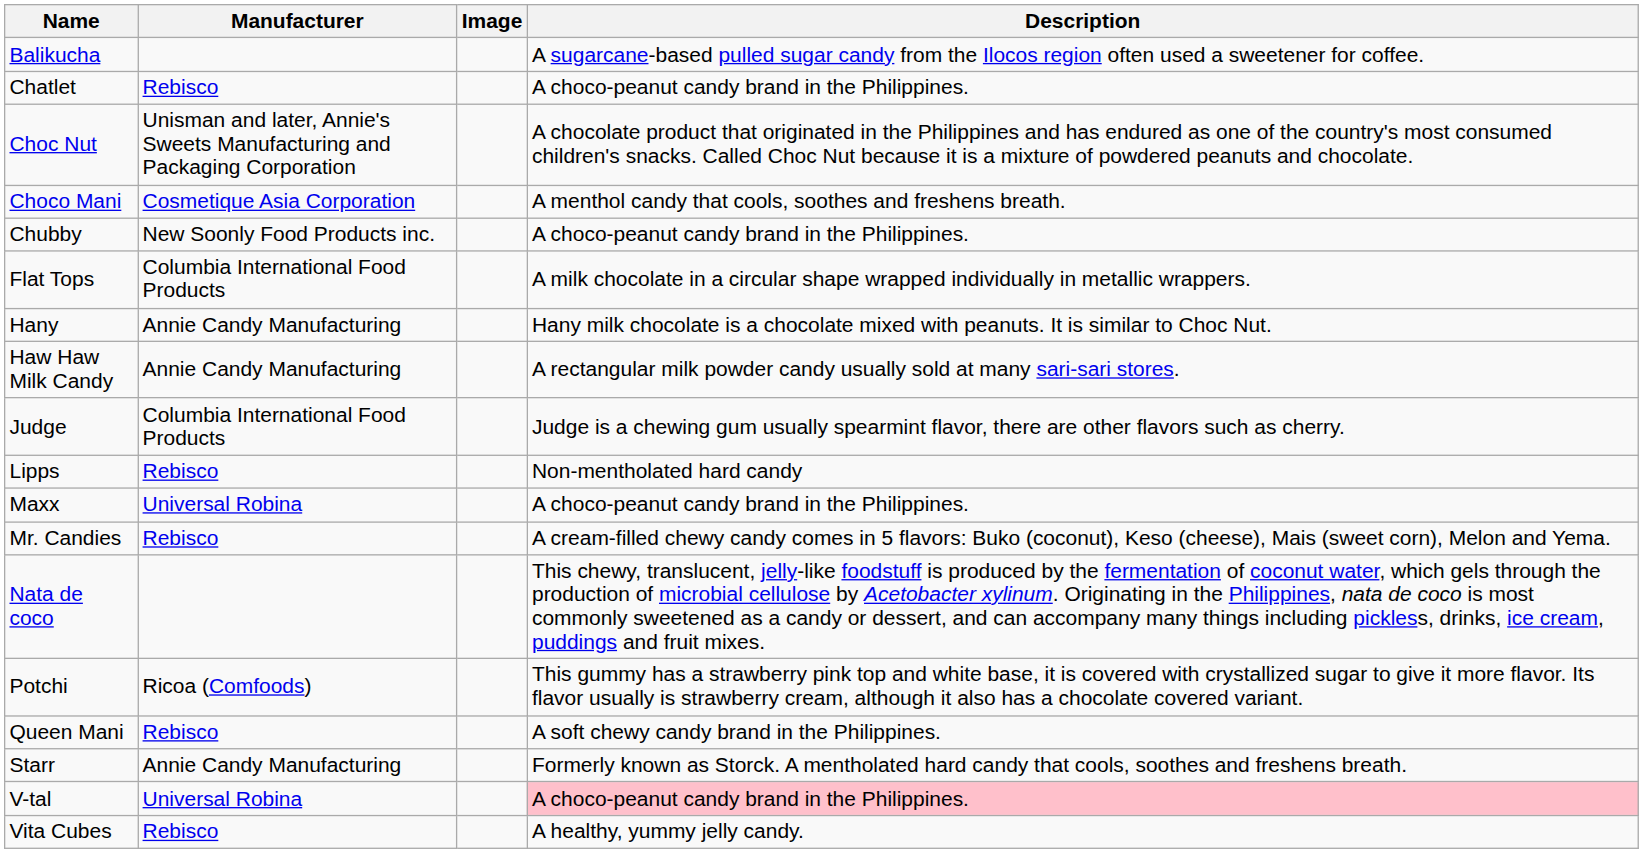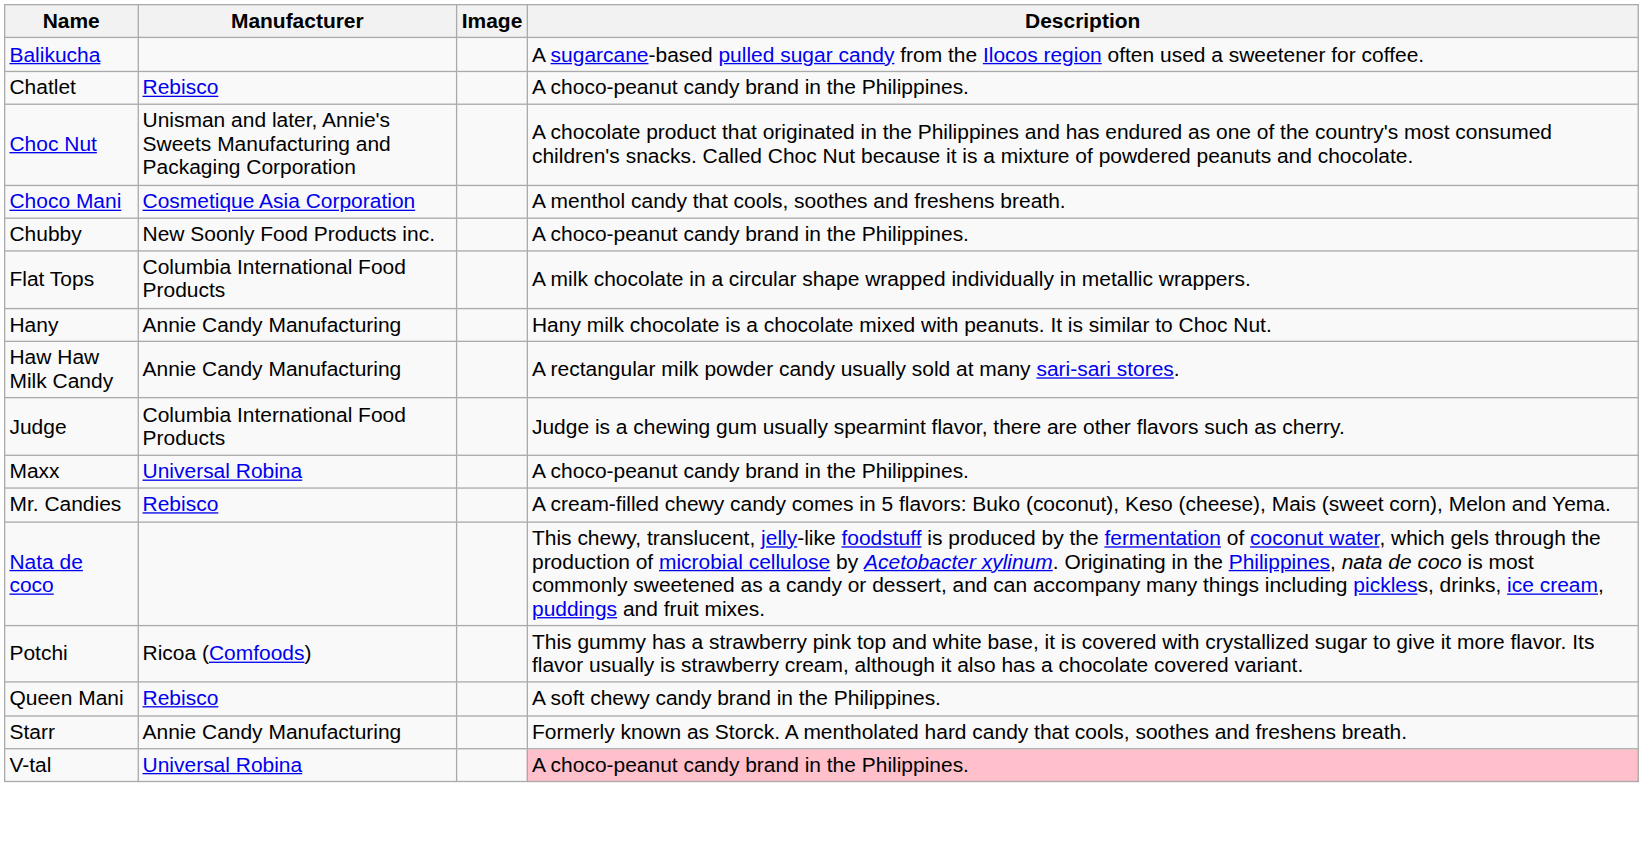- row: (35, 471)
- row: (61, 831)
